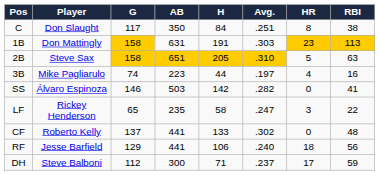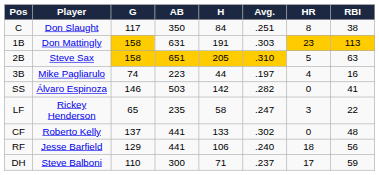(133, 162) 112 -> (133, 162) 110
